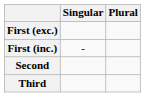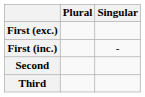columns swapped: (83, 13) <-> (123, 13)
